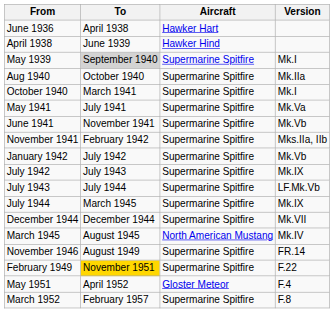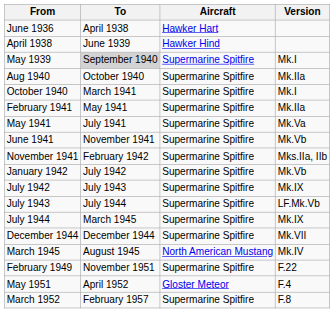+ row: (39, 108)
- row: (42, 252)
(119, 268) gold background -> (119, 268) no background
